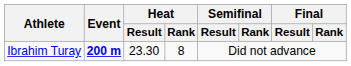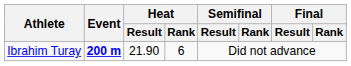(144, 52) 23.30 -> (144, 52) 21.90
(181, 52) 8 -> (181, 52) 6
